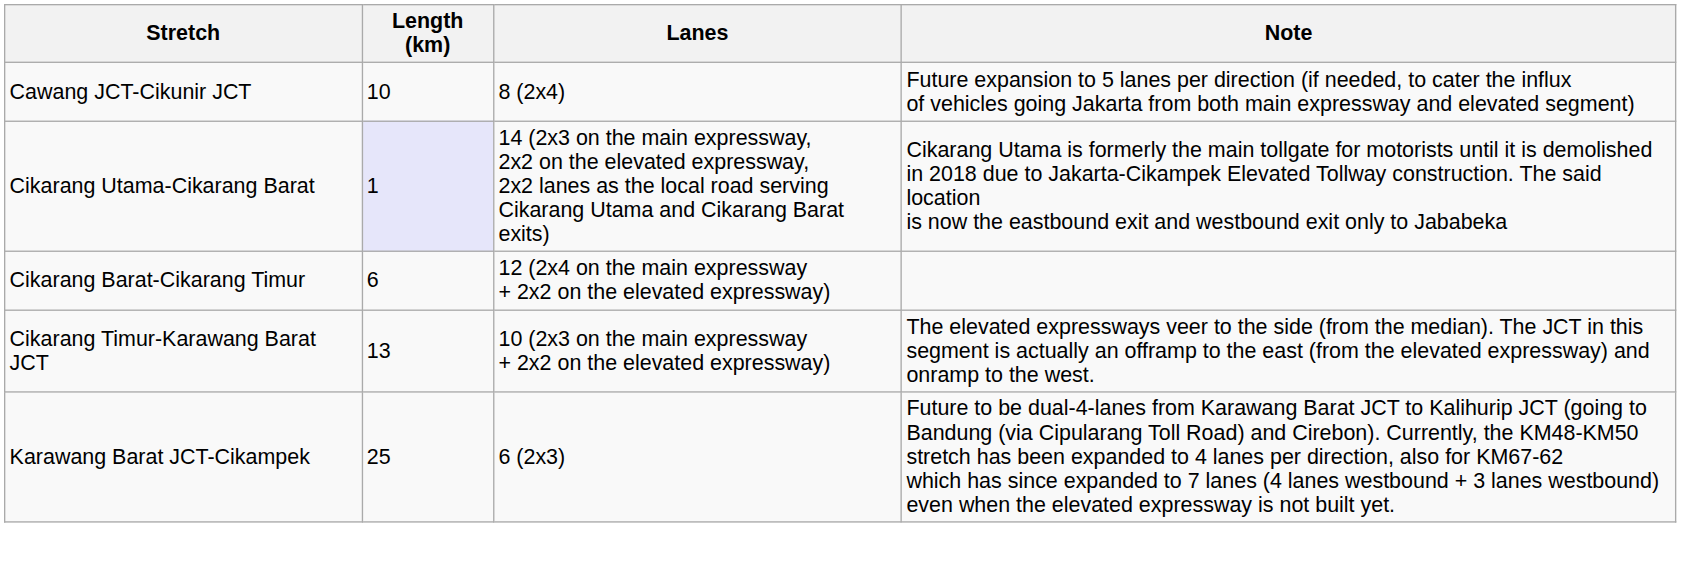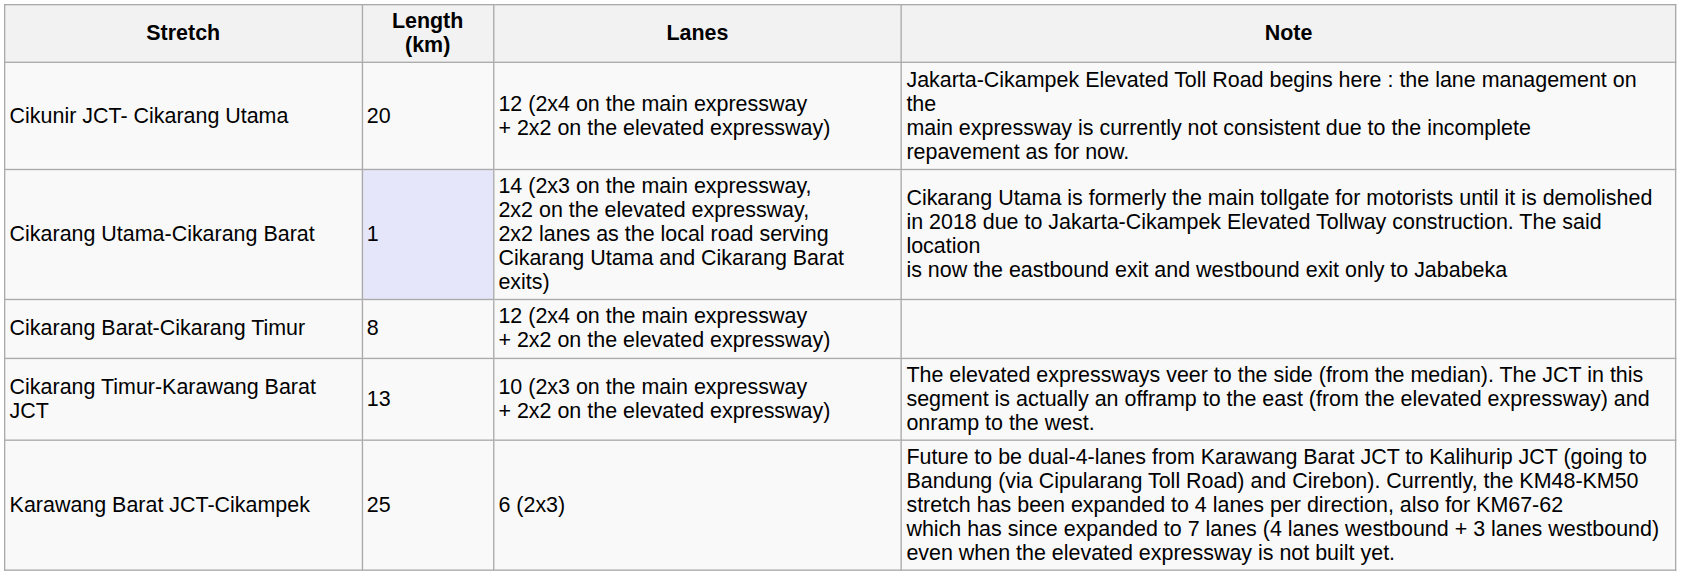- row: (131, 91)
+ row: (149, 115)
(373, 280) 6 -> (373, 328) 8
